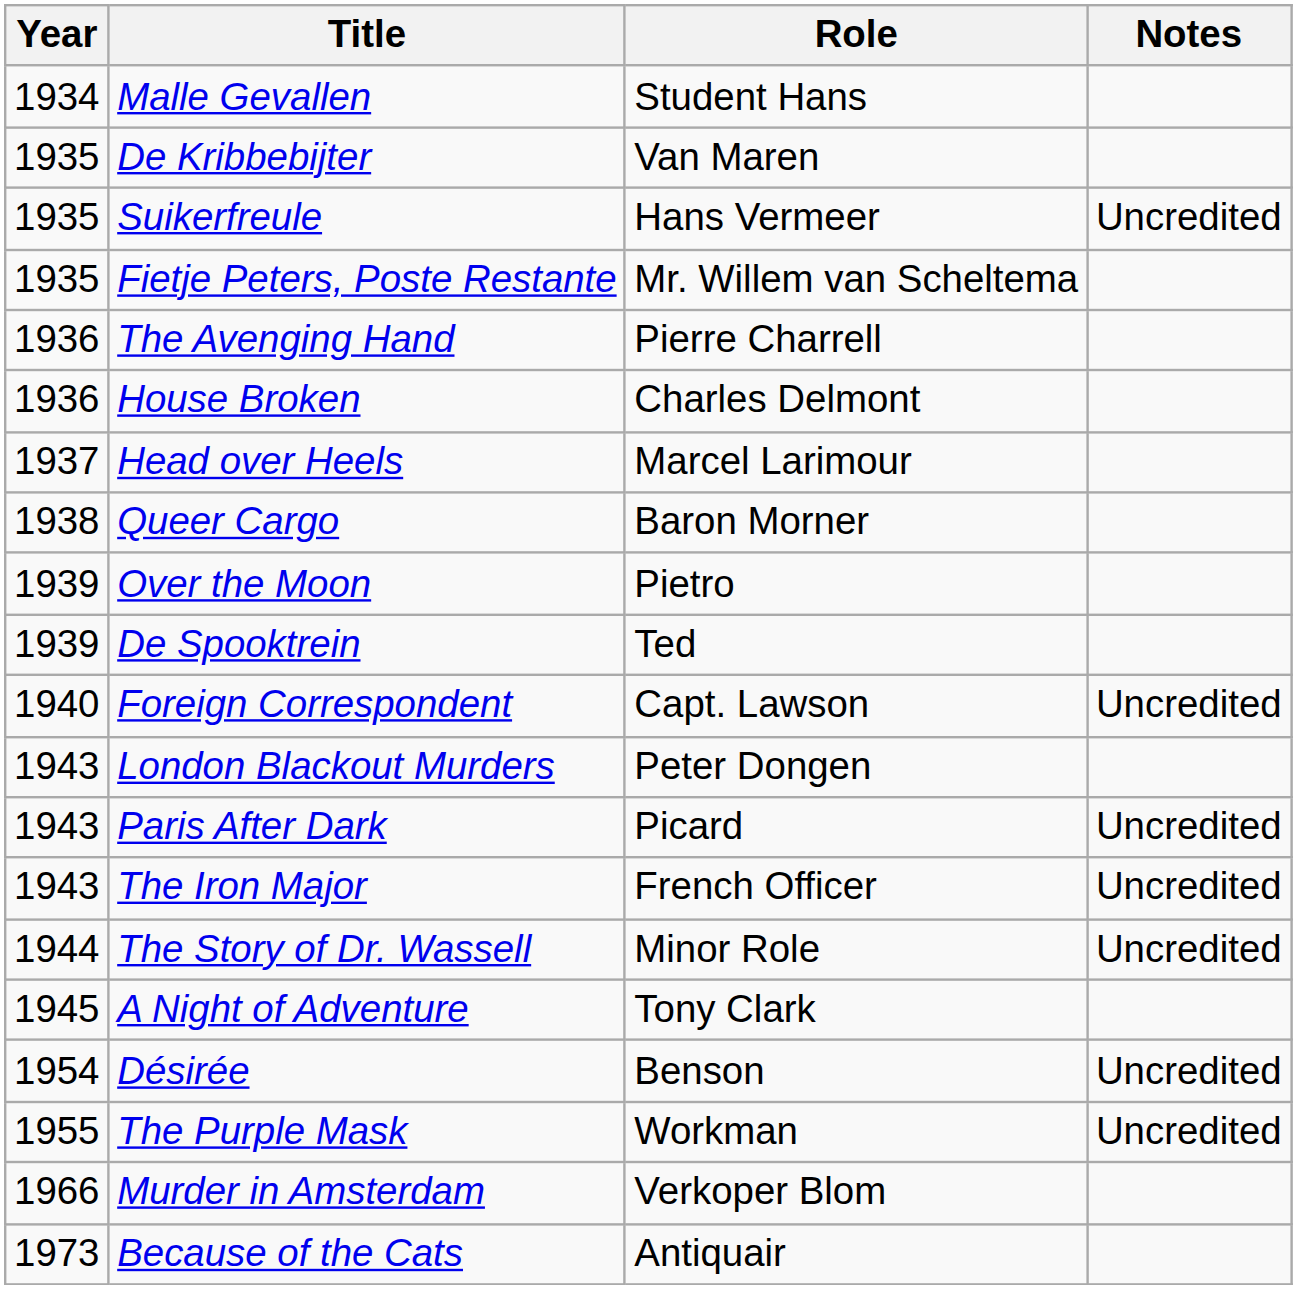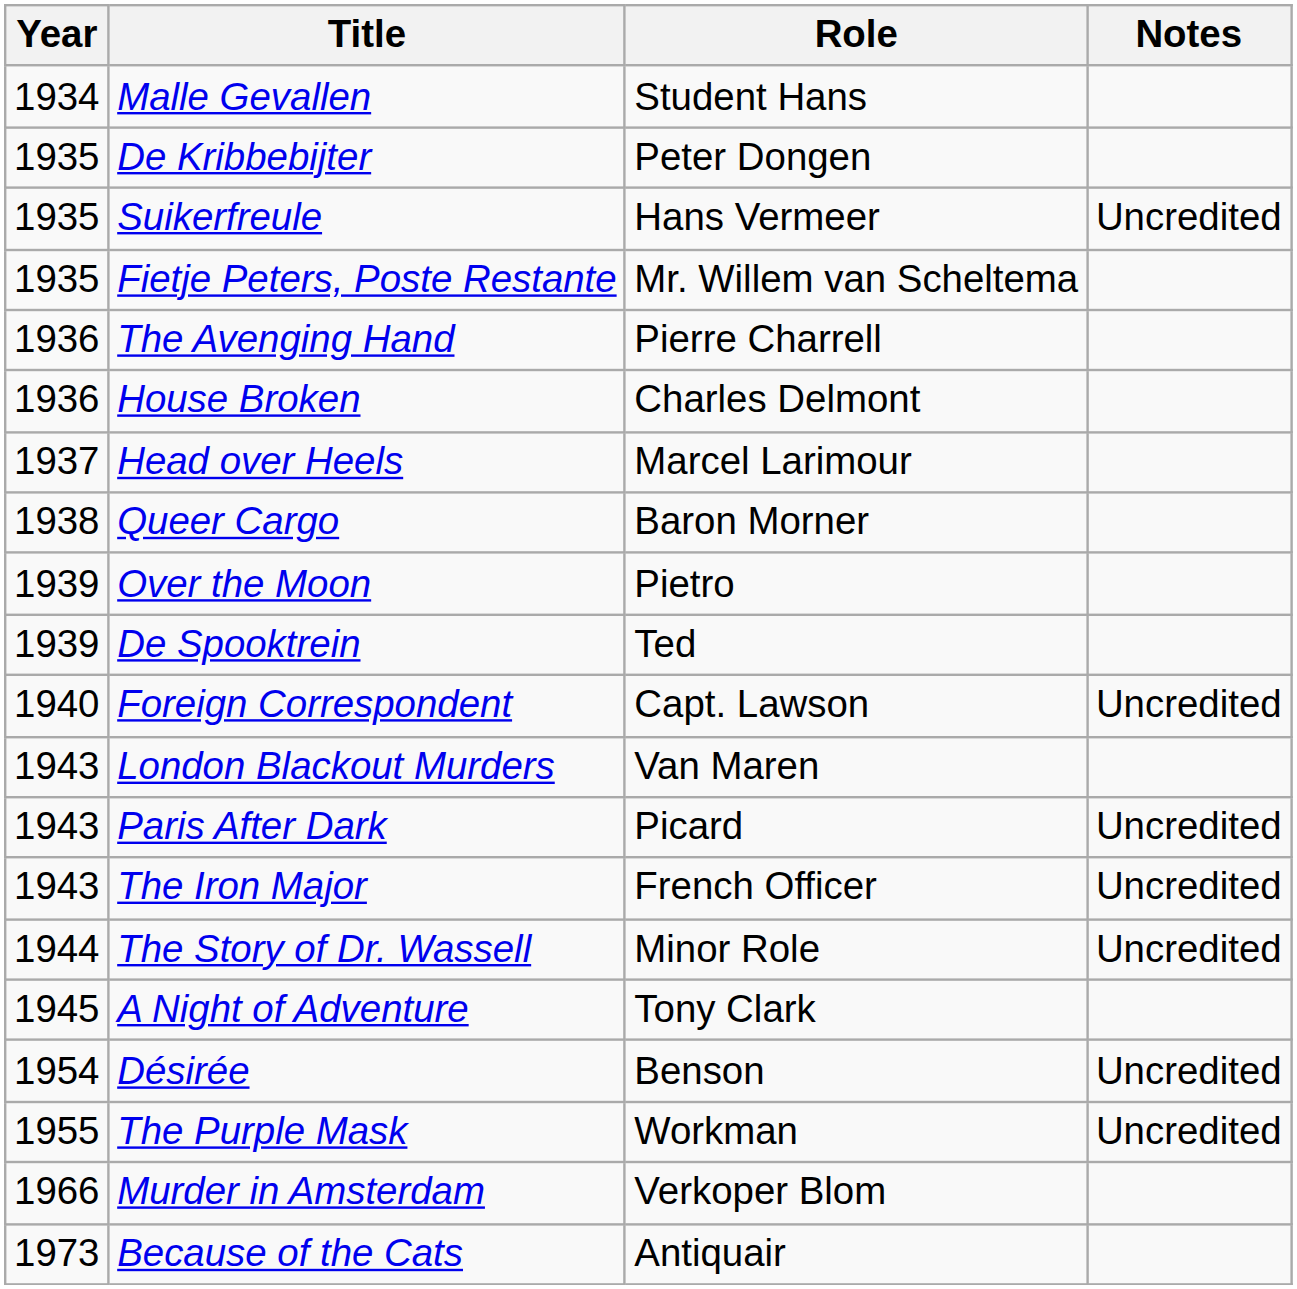(727, 156) Van Maren -> (753, 156) Peter Dongen
(753, 765) Peter Dongen -> (727, 765) Van Maren
